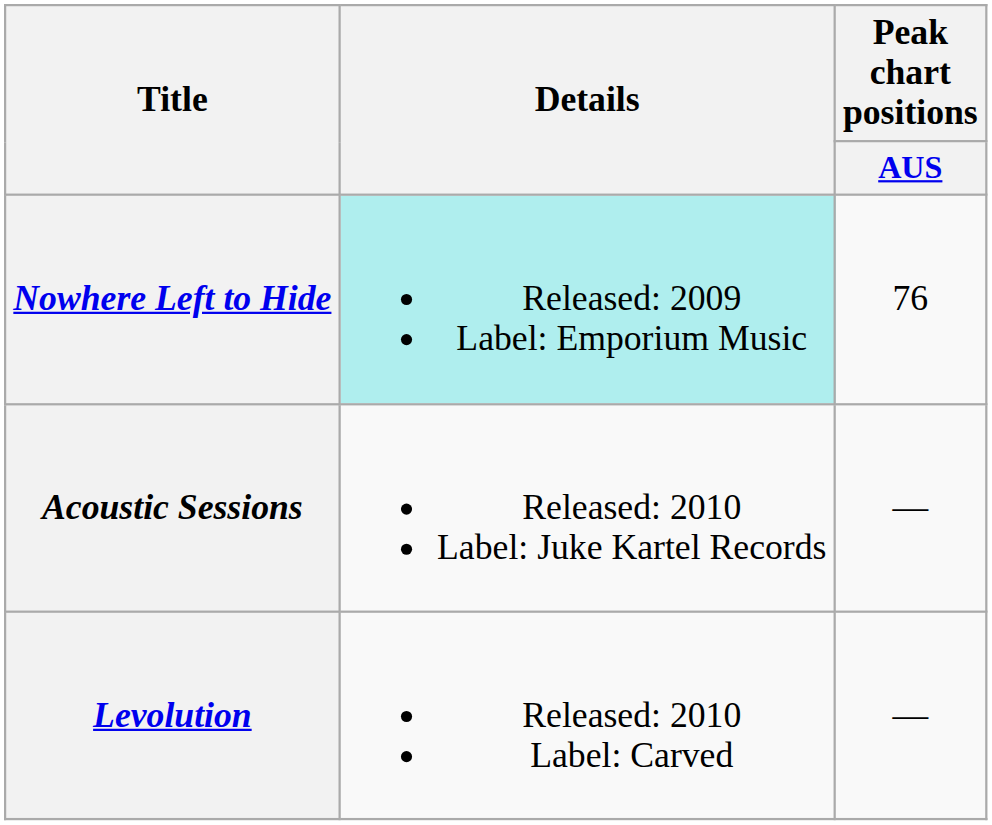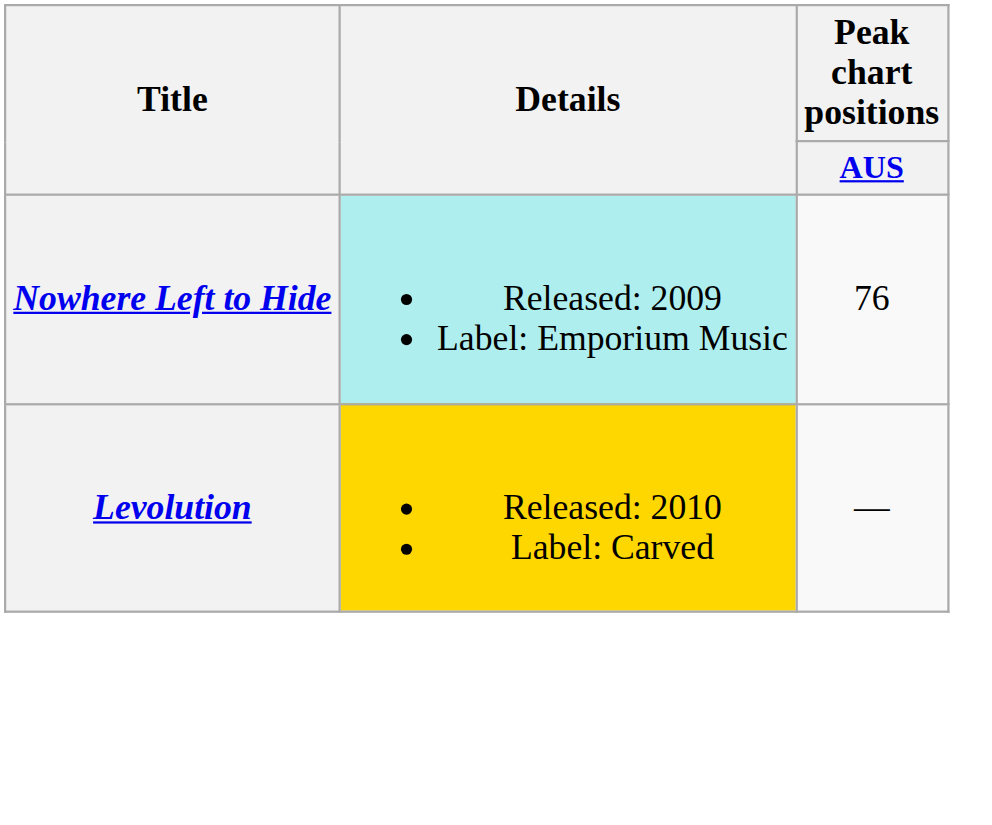- row: (172, 506)
(587, 736) no background -> (568, 527) gold background
